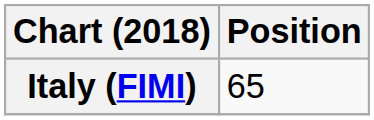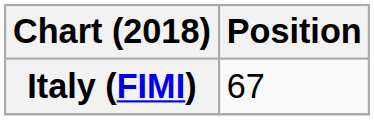(246, 85) 65 -> (246, 85) 67
